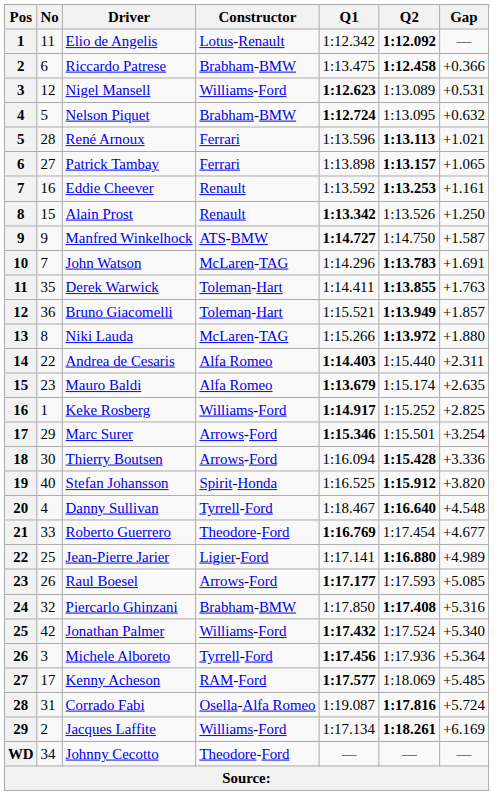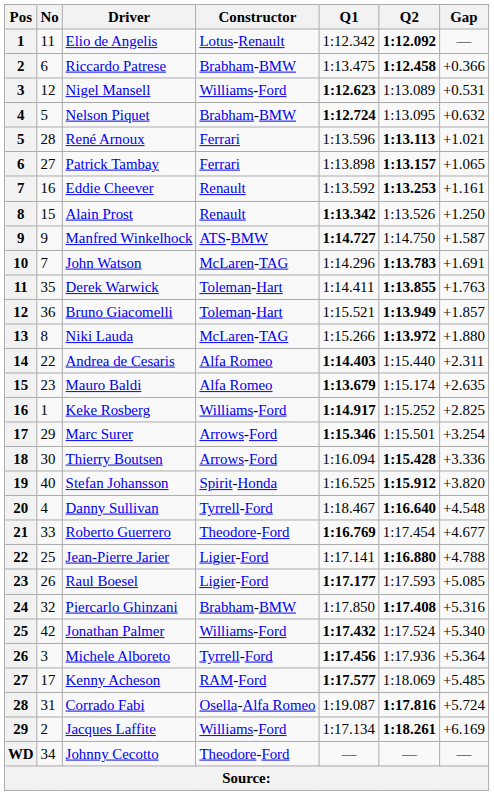(464, 557) +4.989 -> (464, 557) +4.788
(238, 581) Arrows-Ford -> (234, 581) Ligier-Ford
